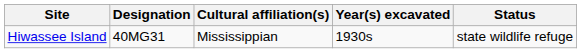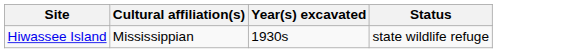- column: (152, 15)
